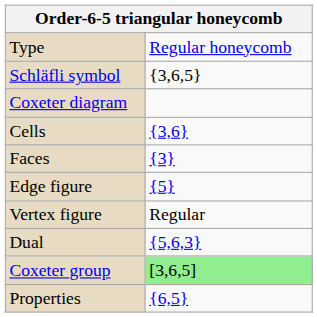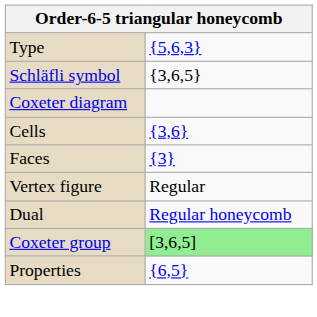(220, 46) Regular honeycomb -> (175, 46) {5,6,3}
- row: (51, 186)
(175, 242) {5,6,3} -> (220, 214) Regular honeycomb
